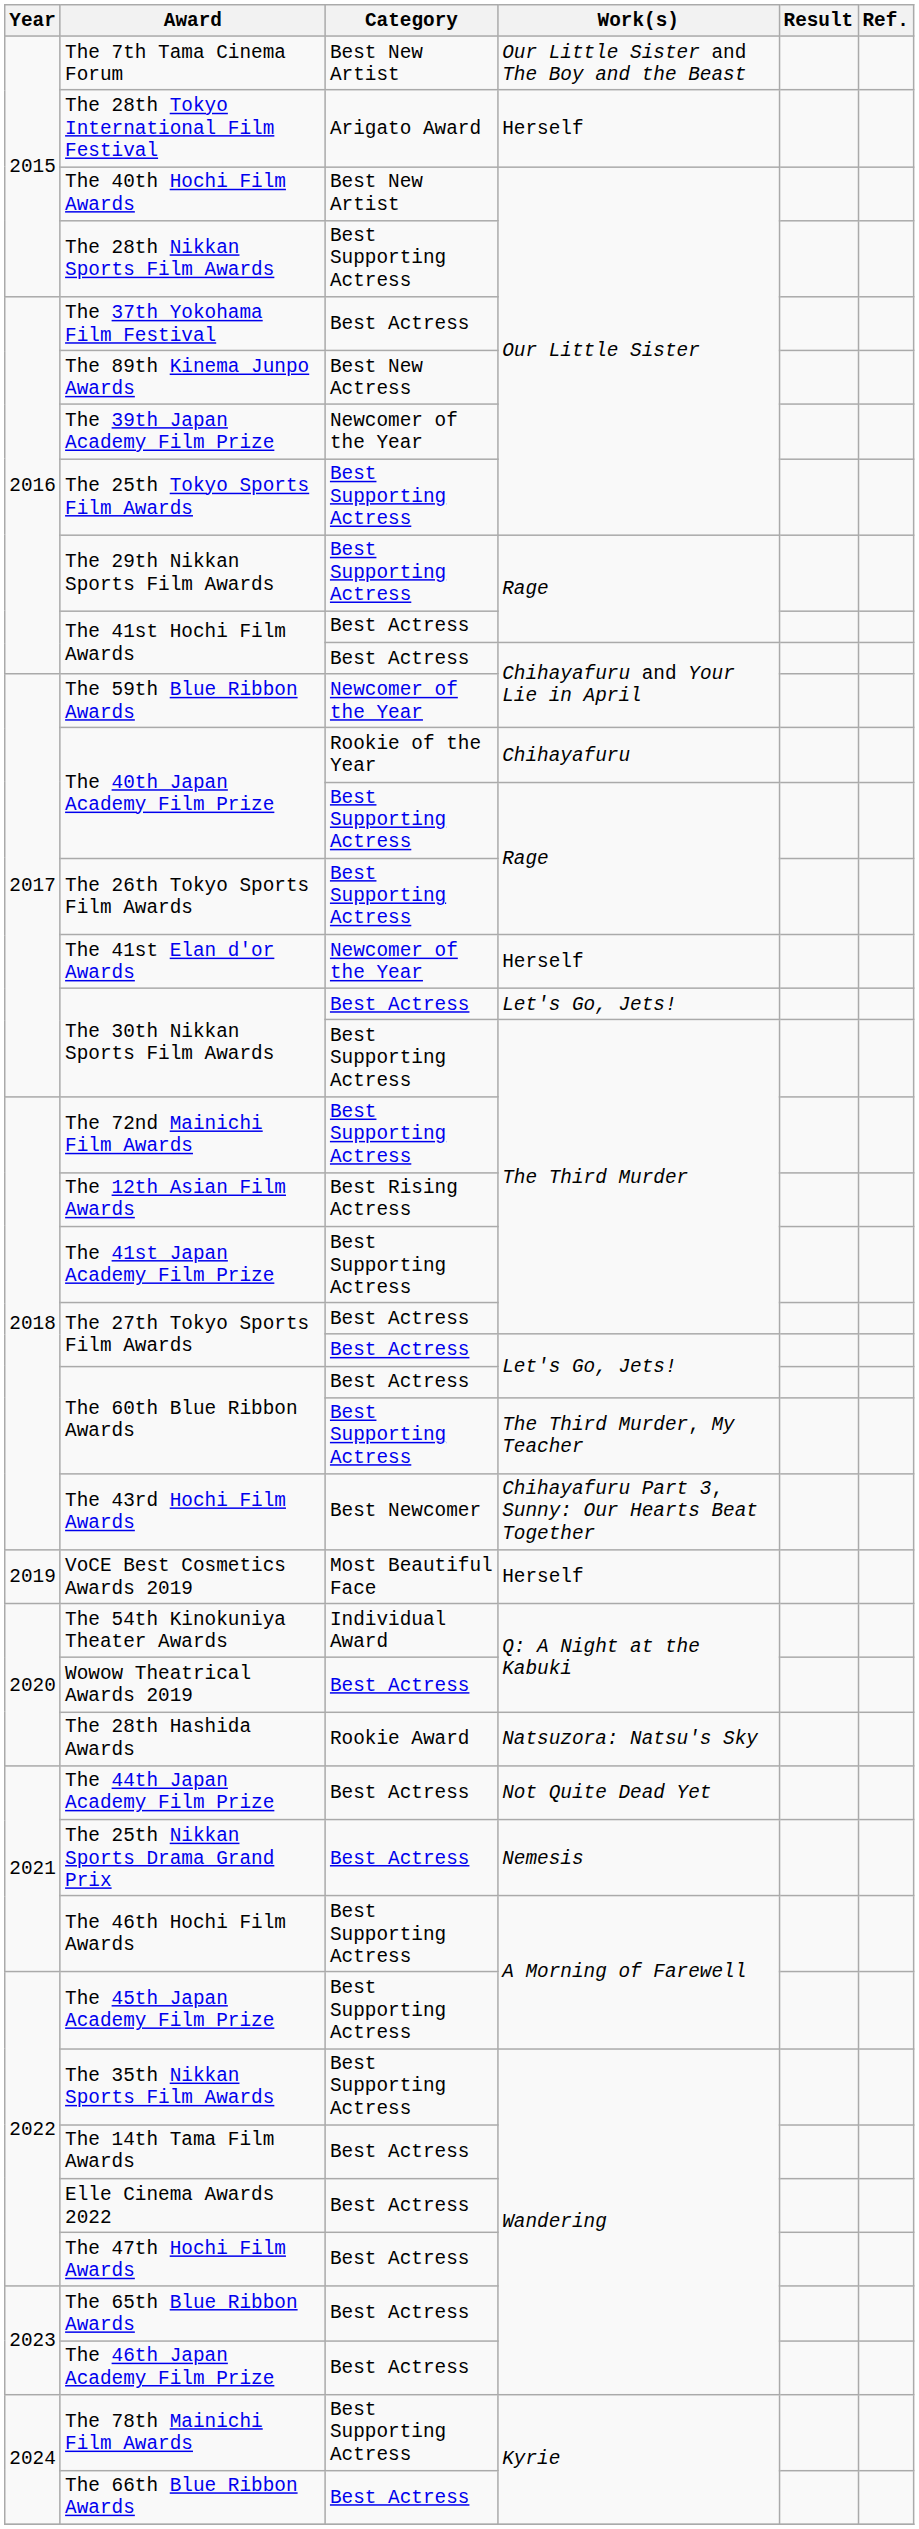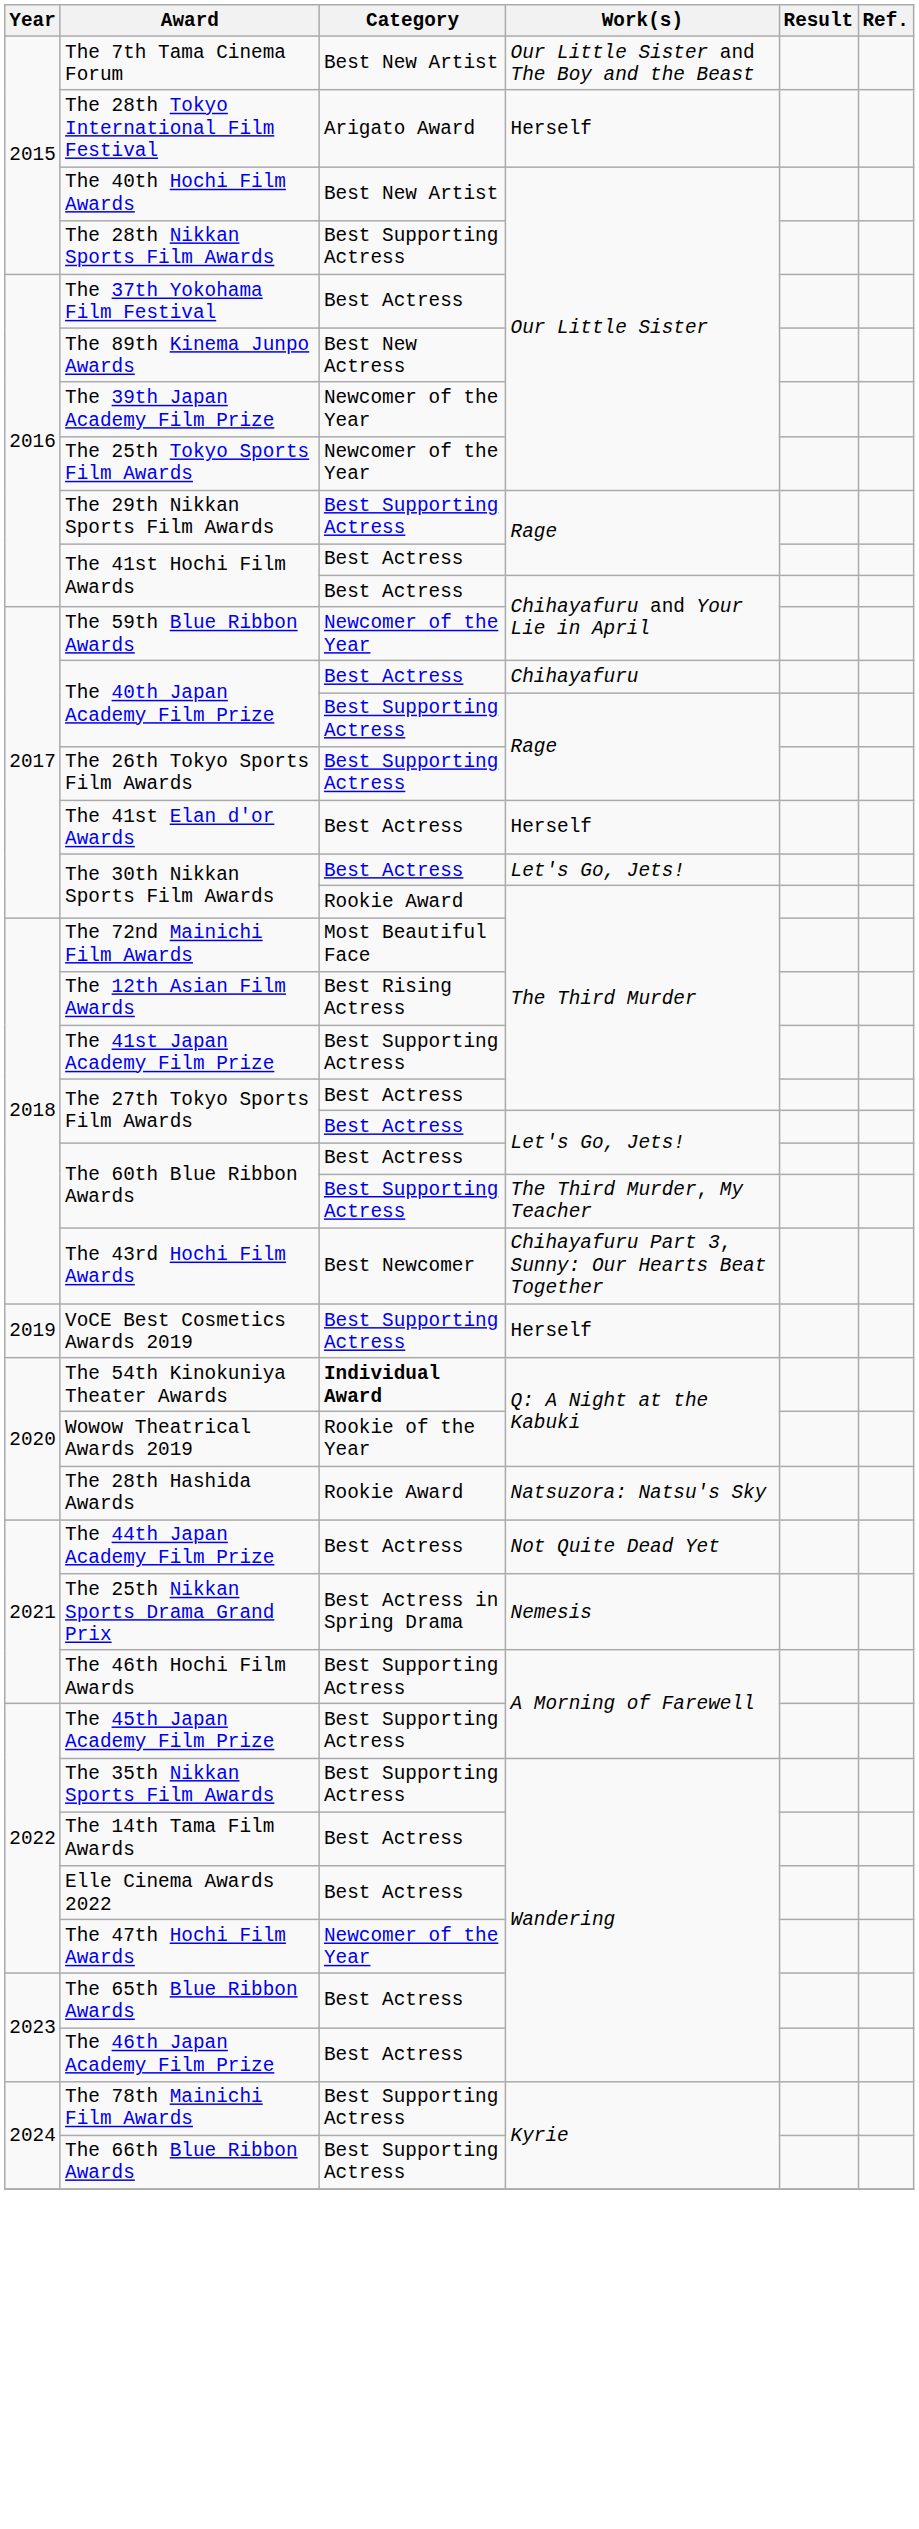(388, 497) Best Supporting Actress -> (411, 463) Newcomer of the Year
(405, 755) Rookie of the Year -> (394, 677) Best Actress
(394, 961) Newcomer of the Year -> (394, 827) Best Actress
(388, 1058) Best Supporting Actress -> (394, 902) Rookie Award
(388, 1134) Best Supporting Actress -> (405, 944) Most Beautiful Face
(411, 1577) Most Beautiful Face -> (411, 1331) Best Supporting Actress
(388, 1631) normal -> (382, 1385) bold
(400, 1685) Best Actress -> (399, 1439) Rookie of the Year
(400, 1858) Best Actress -> (411, 1612) Best Actress in Spring Drama
(400, 2259) Best Actress -> (411, 1947) Newcomer of the Year
(400, 2497) Best Actress -> (411, 2162) Best Supporting Actress
